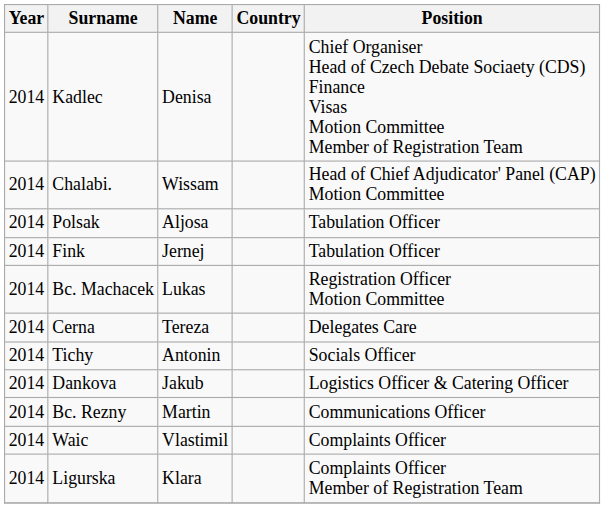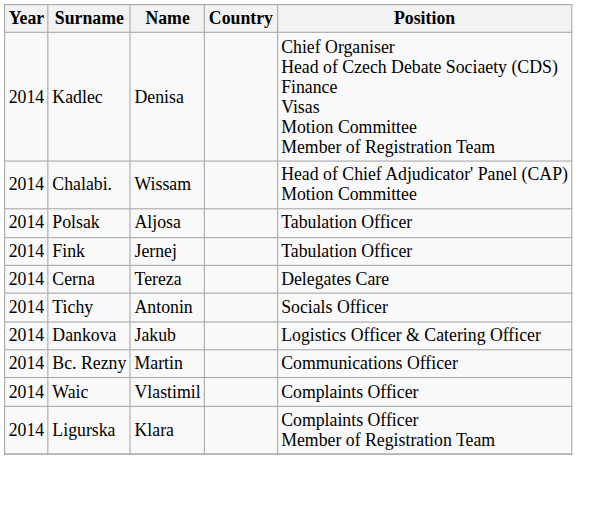- row: (103, 289)
